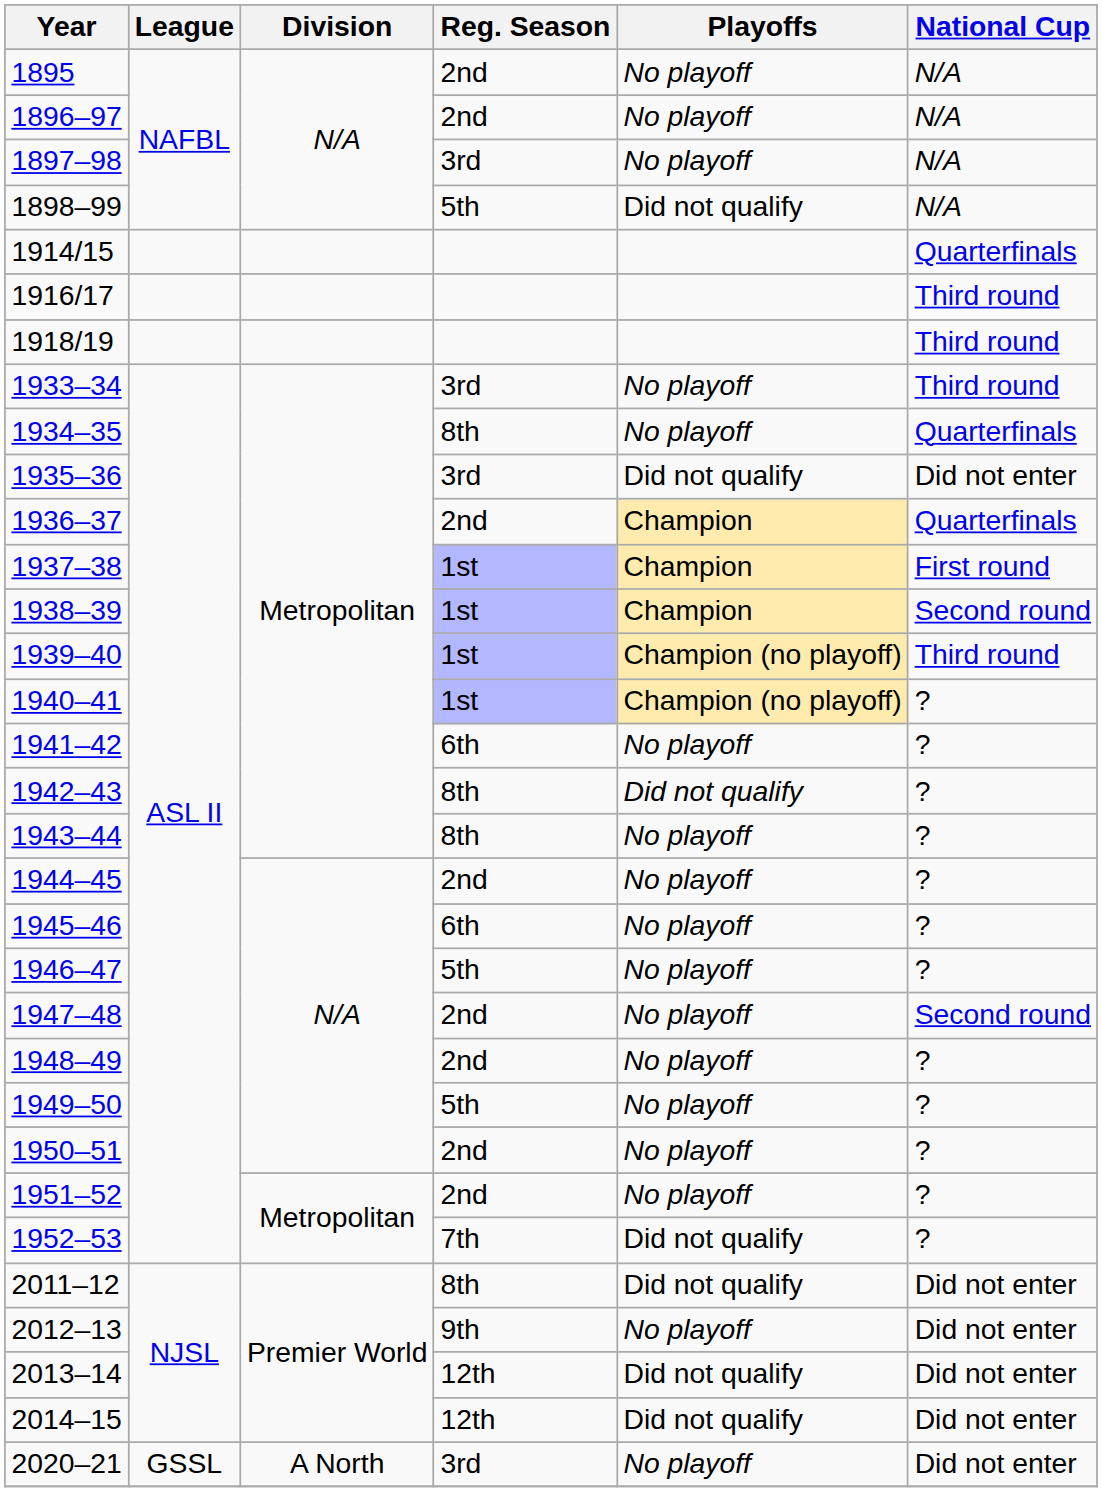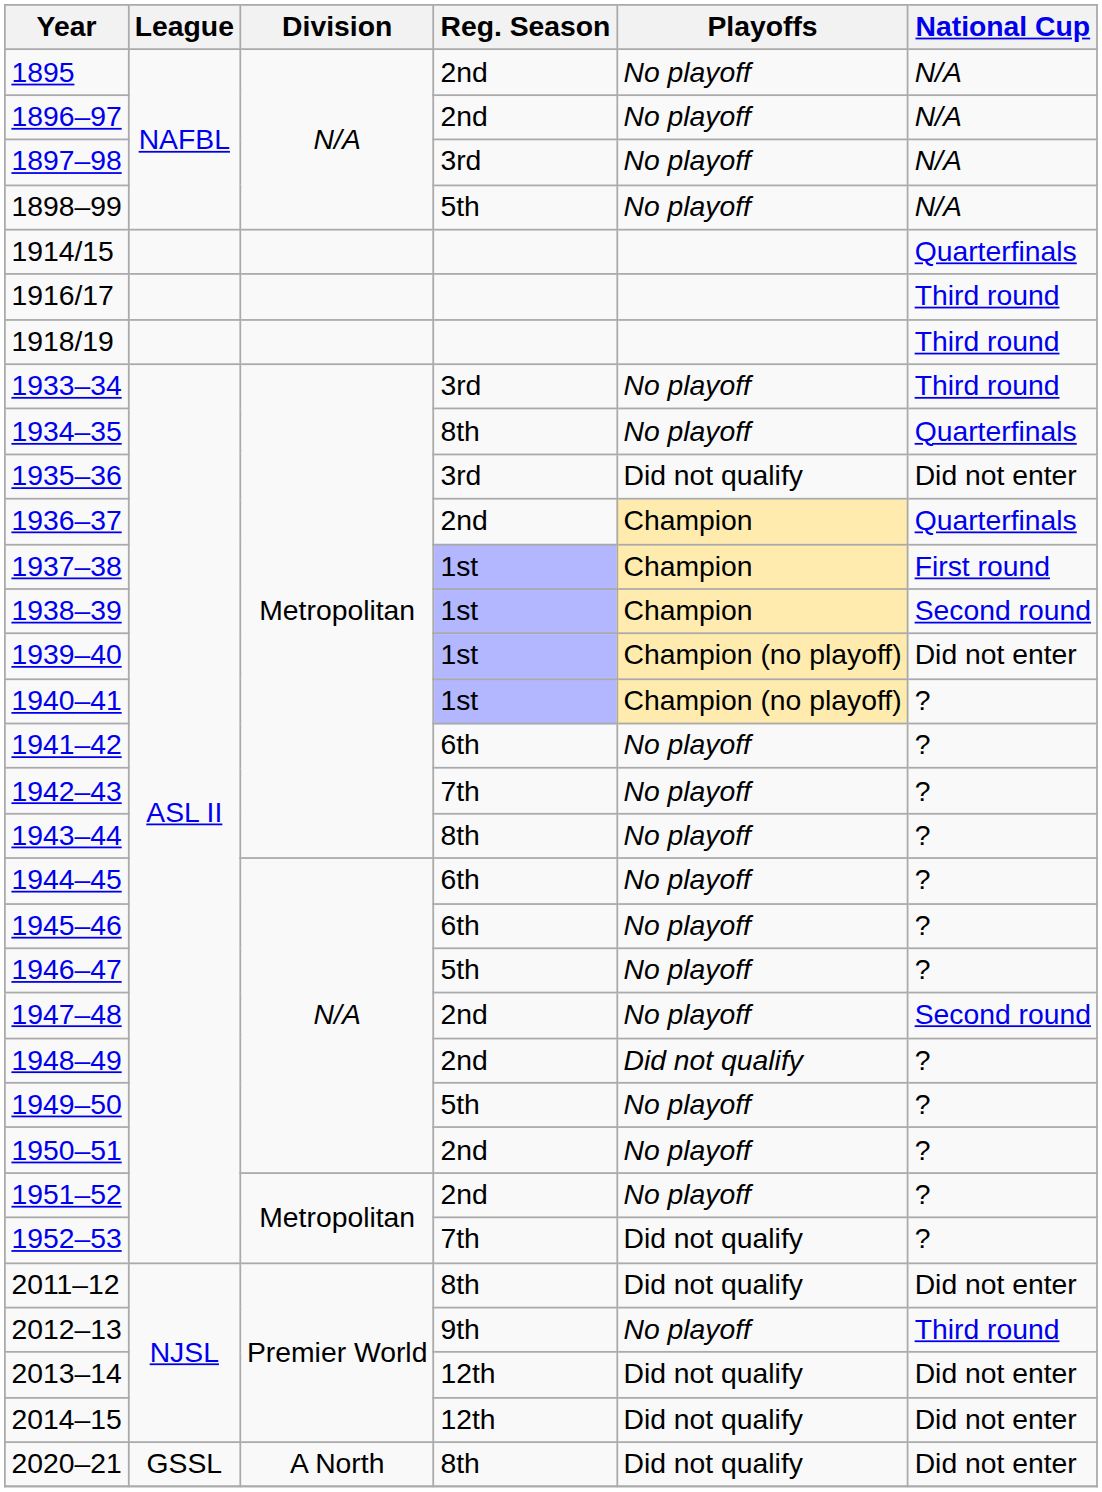(713, 206) Did not qualify -> (687, 206) No playoff
(987, 655) Third round -> (996, 655) Did not enter
(460, 790) 8th -> (460, 790) 7th
(713, 790) Did not qualify -> (687, 790) No playoff
(464, 880) 2nd -> (460, 880) 6th
(687, 1059) No playoff -> (713, 1059) Did not qualify
(996, 1329) Did not enter -> (987, 1329) Third round
(461, 1464) 3rd -> (460, 1464) 8th
(687, 1464) No playoff -> (713, 1464) Did not qualify
